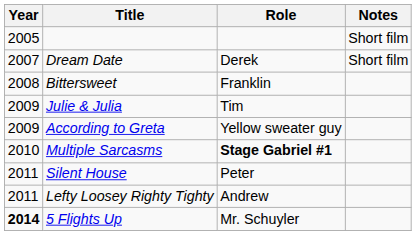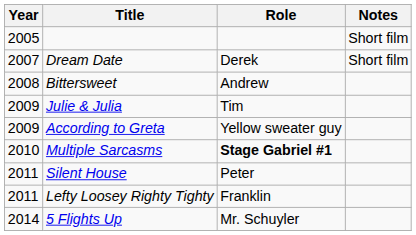(246, 83) Franklin -> (244, 83) Andrew
(244, 196) Andrew -> (246, 196) Franklin
(24, 219) bold -> (24, 219) normal
